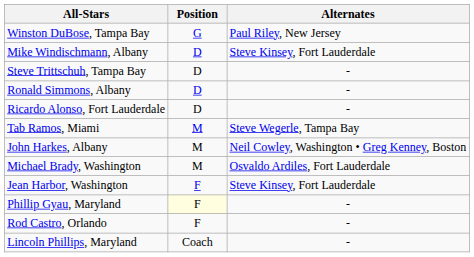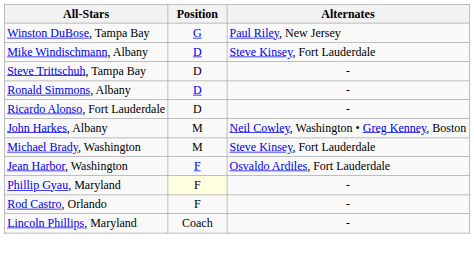- row: (53, 128)
(310, 166) Osvaldo Ardiles, Fort Lauderdale -> (302, 147) Steve Kinsey, Fort Lauderdale
(302, 185) Steve Kinsey, Fort Lauderdale -> (310, 166) Osvaldo Ardiles, Fort Lauderdale
